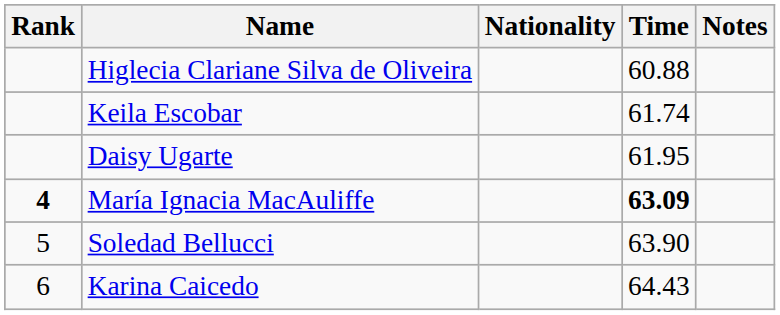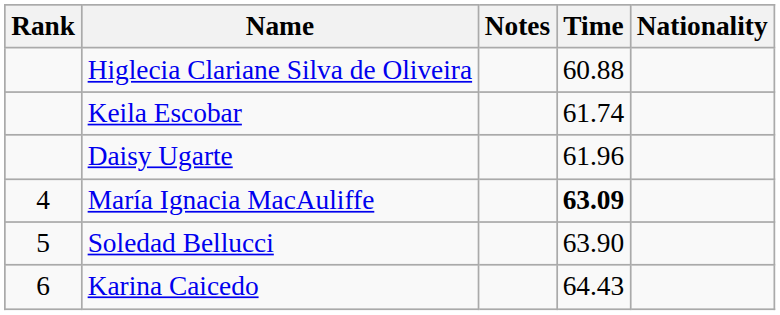columns swapped: (550, 26) <-> (735, 26)
(659, 156) 61.95 -> (593, 156) 61.96
(43, 199) bold -> (43, 199) normal
